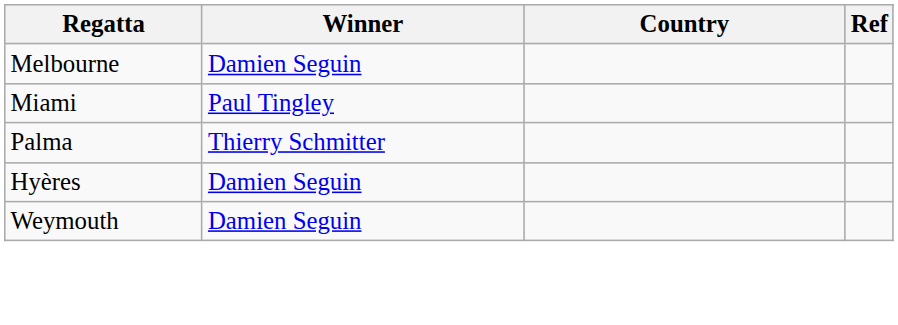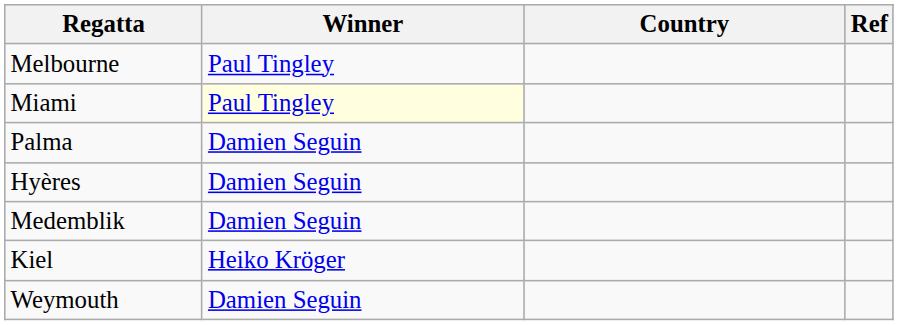(285, 63) Damien Seguin -> (271, 63) Paul Tingley
(271, 102) no background -> (271, 102) lightyellow background
(296, 142) Thierry Schmitter -> (285, 142) Damien Seguin
+ row: (68, 220)
+ row: (32, 260)
